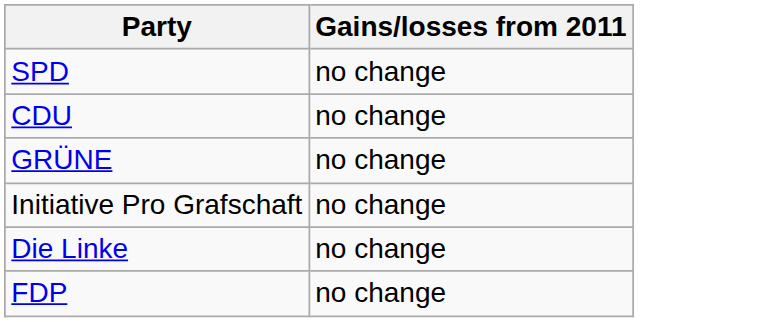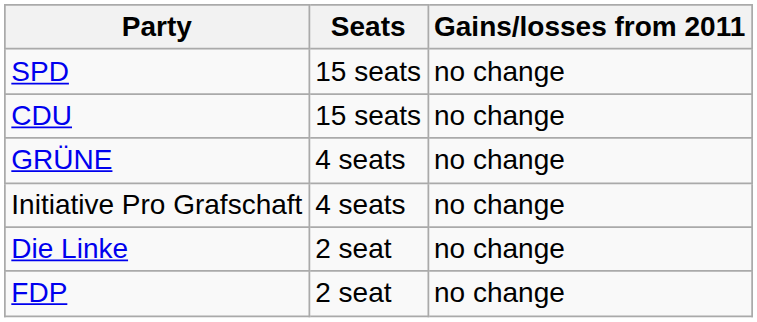+ column: (368, 26)
